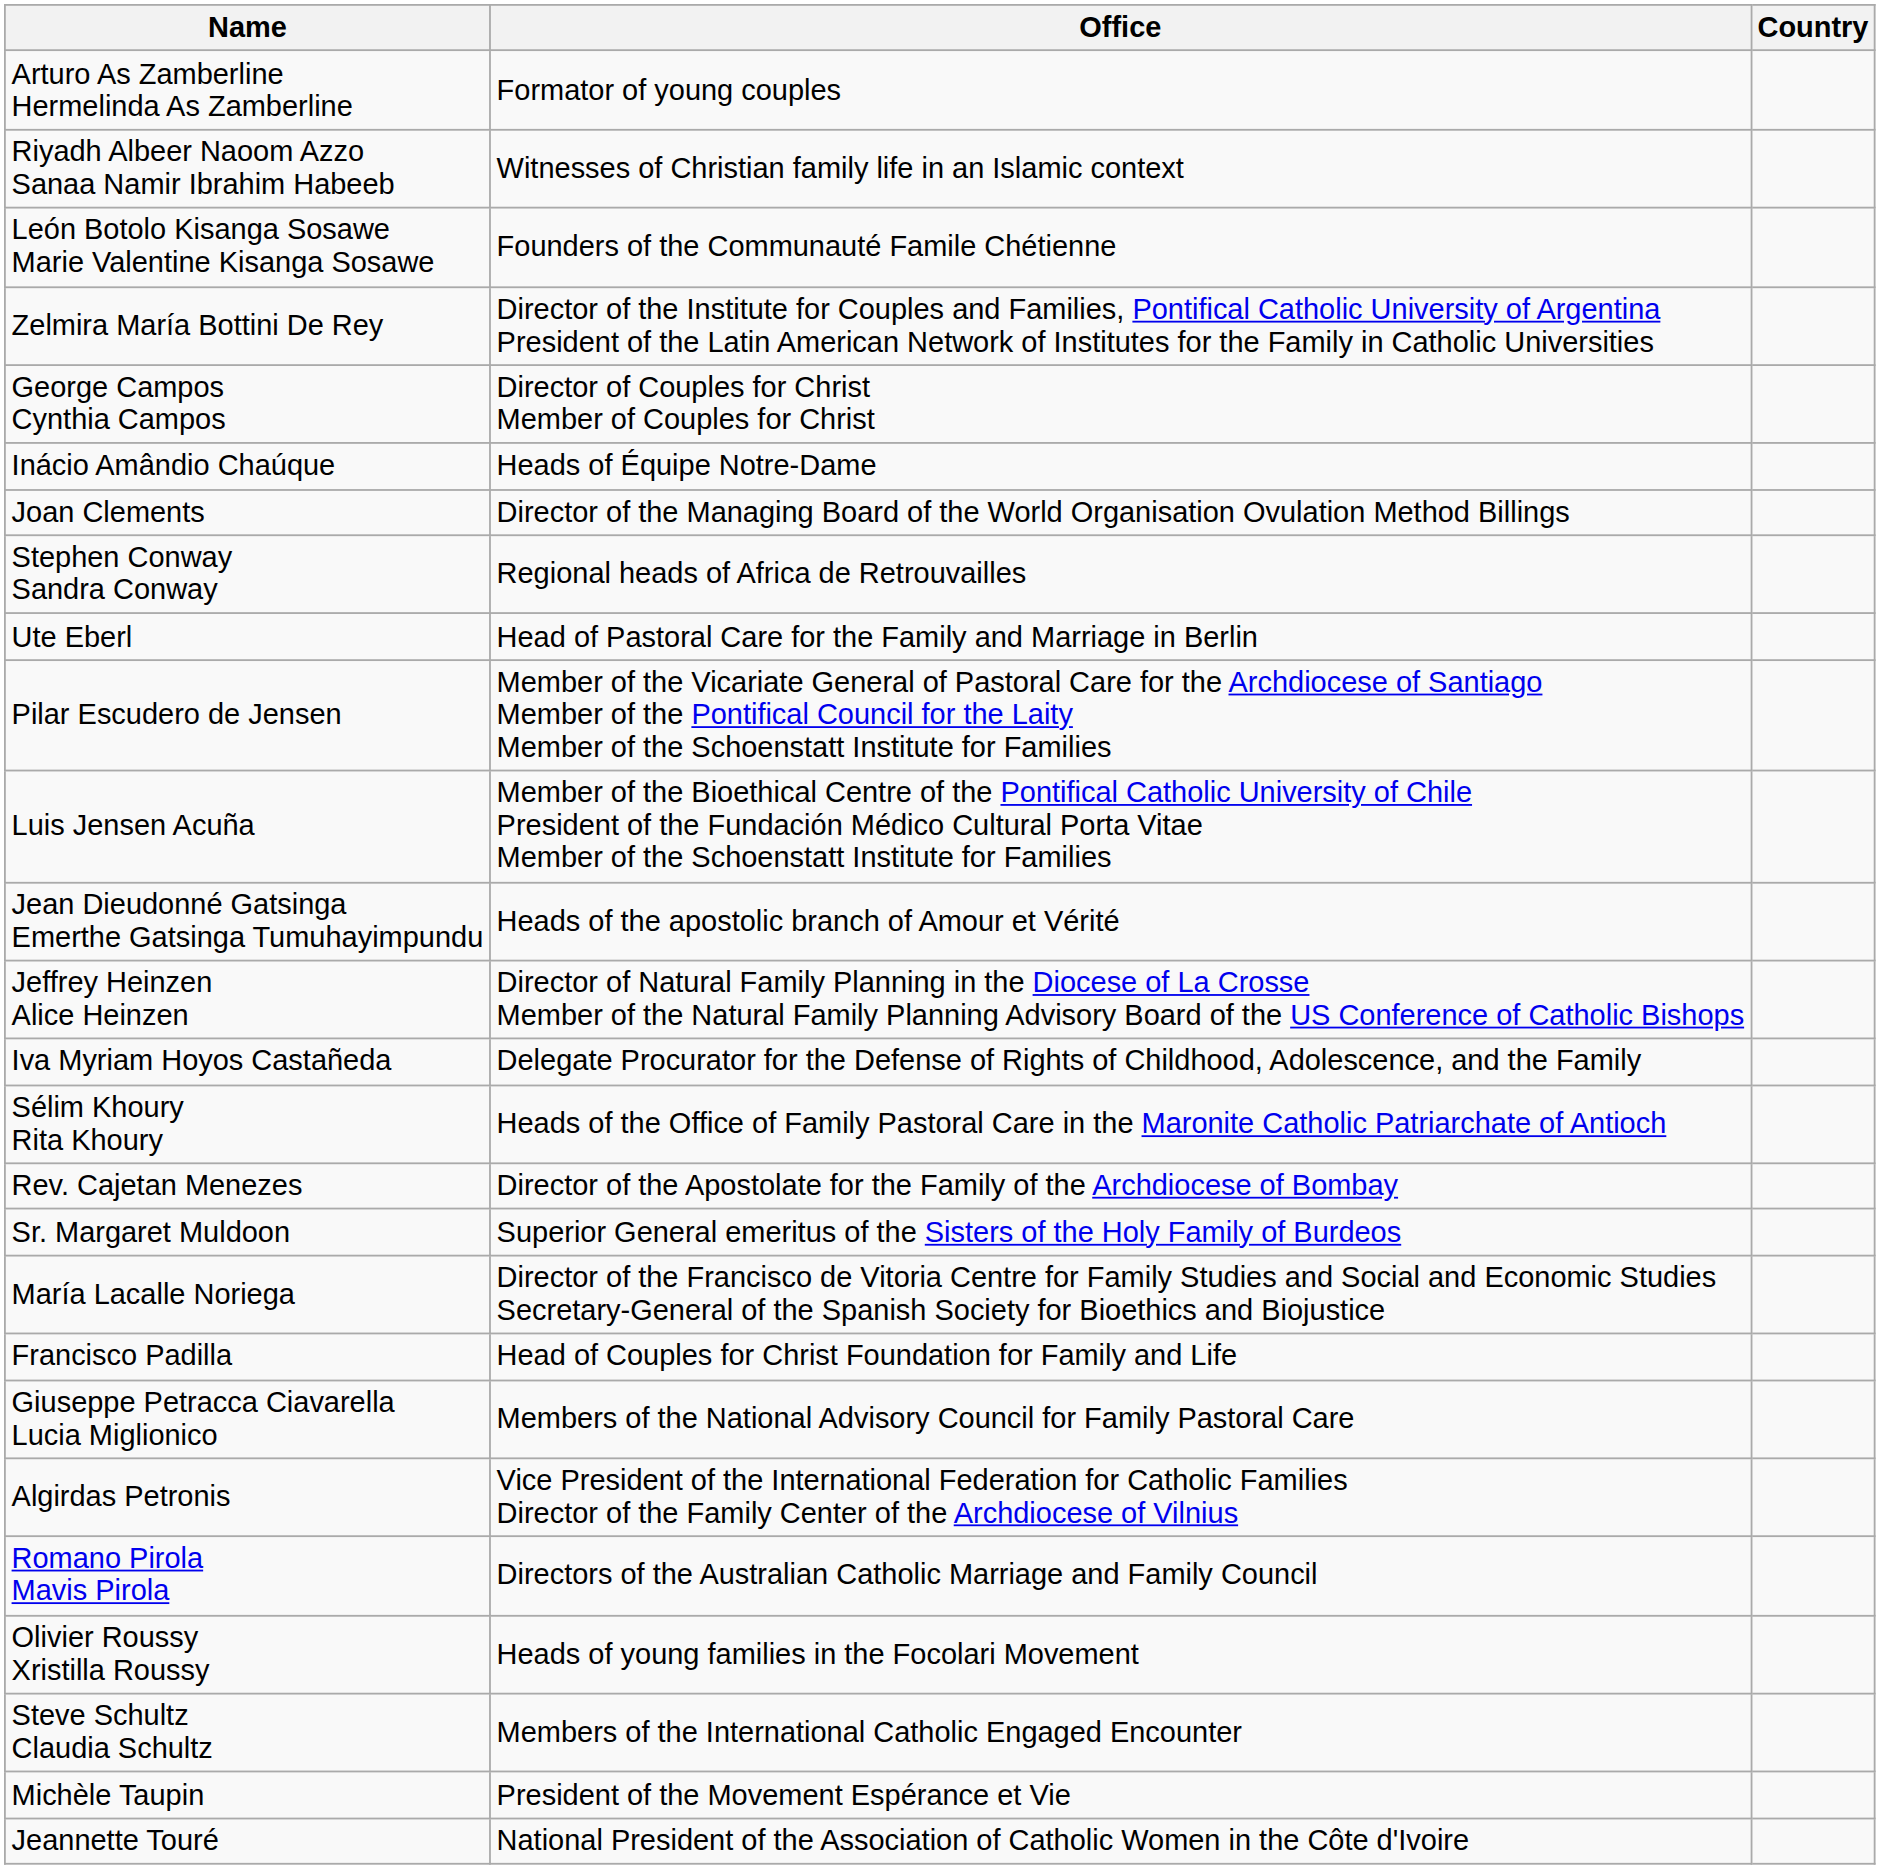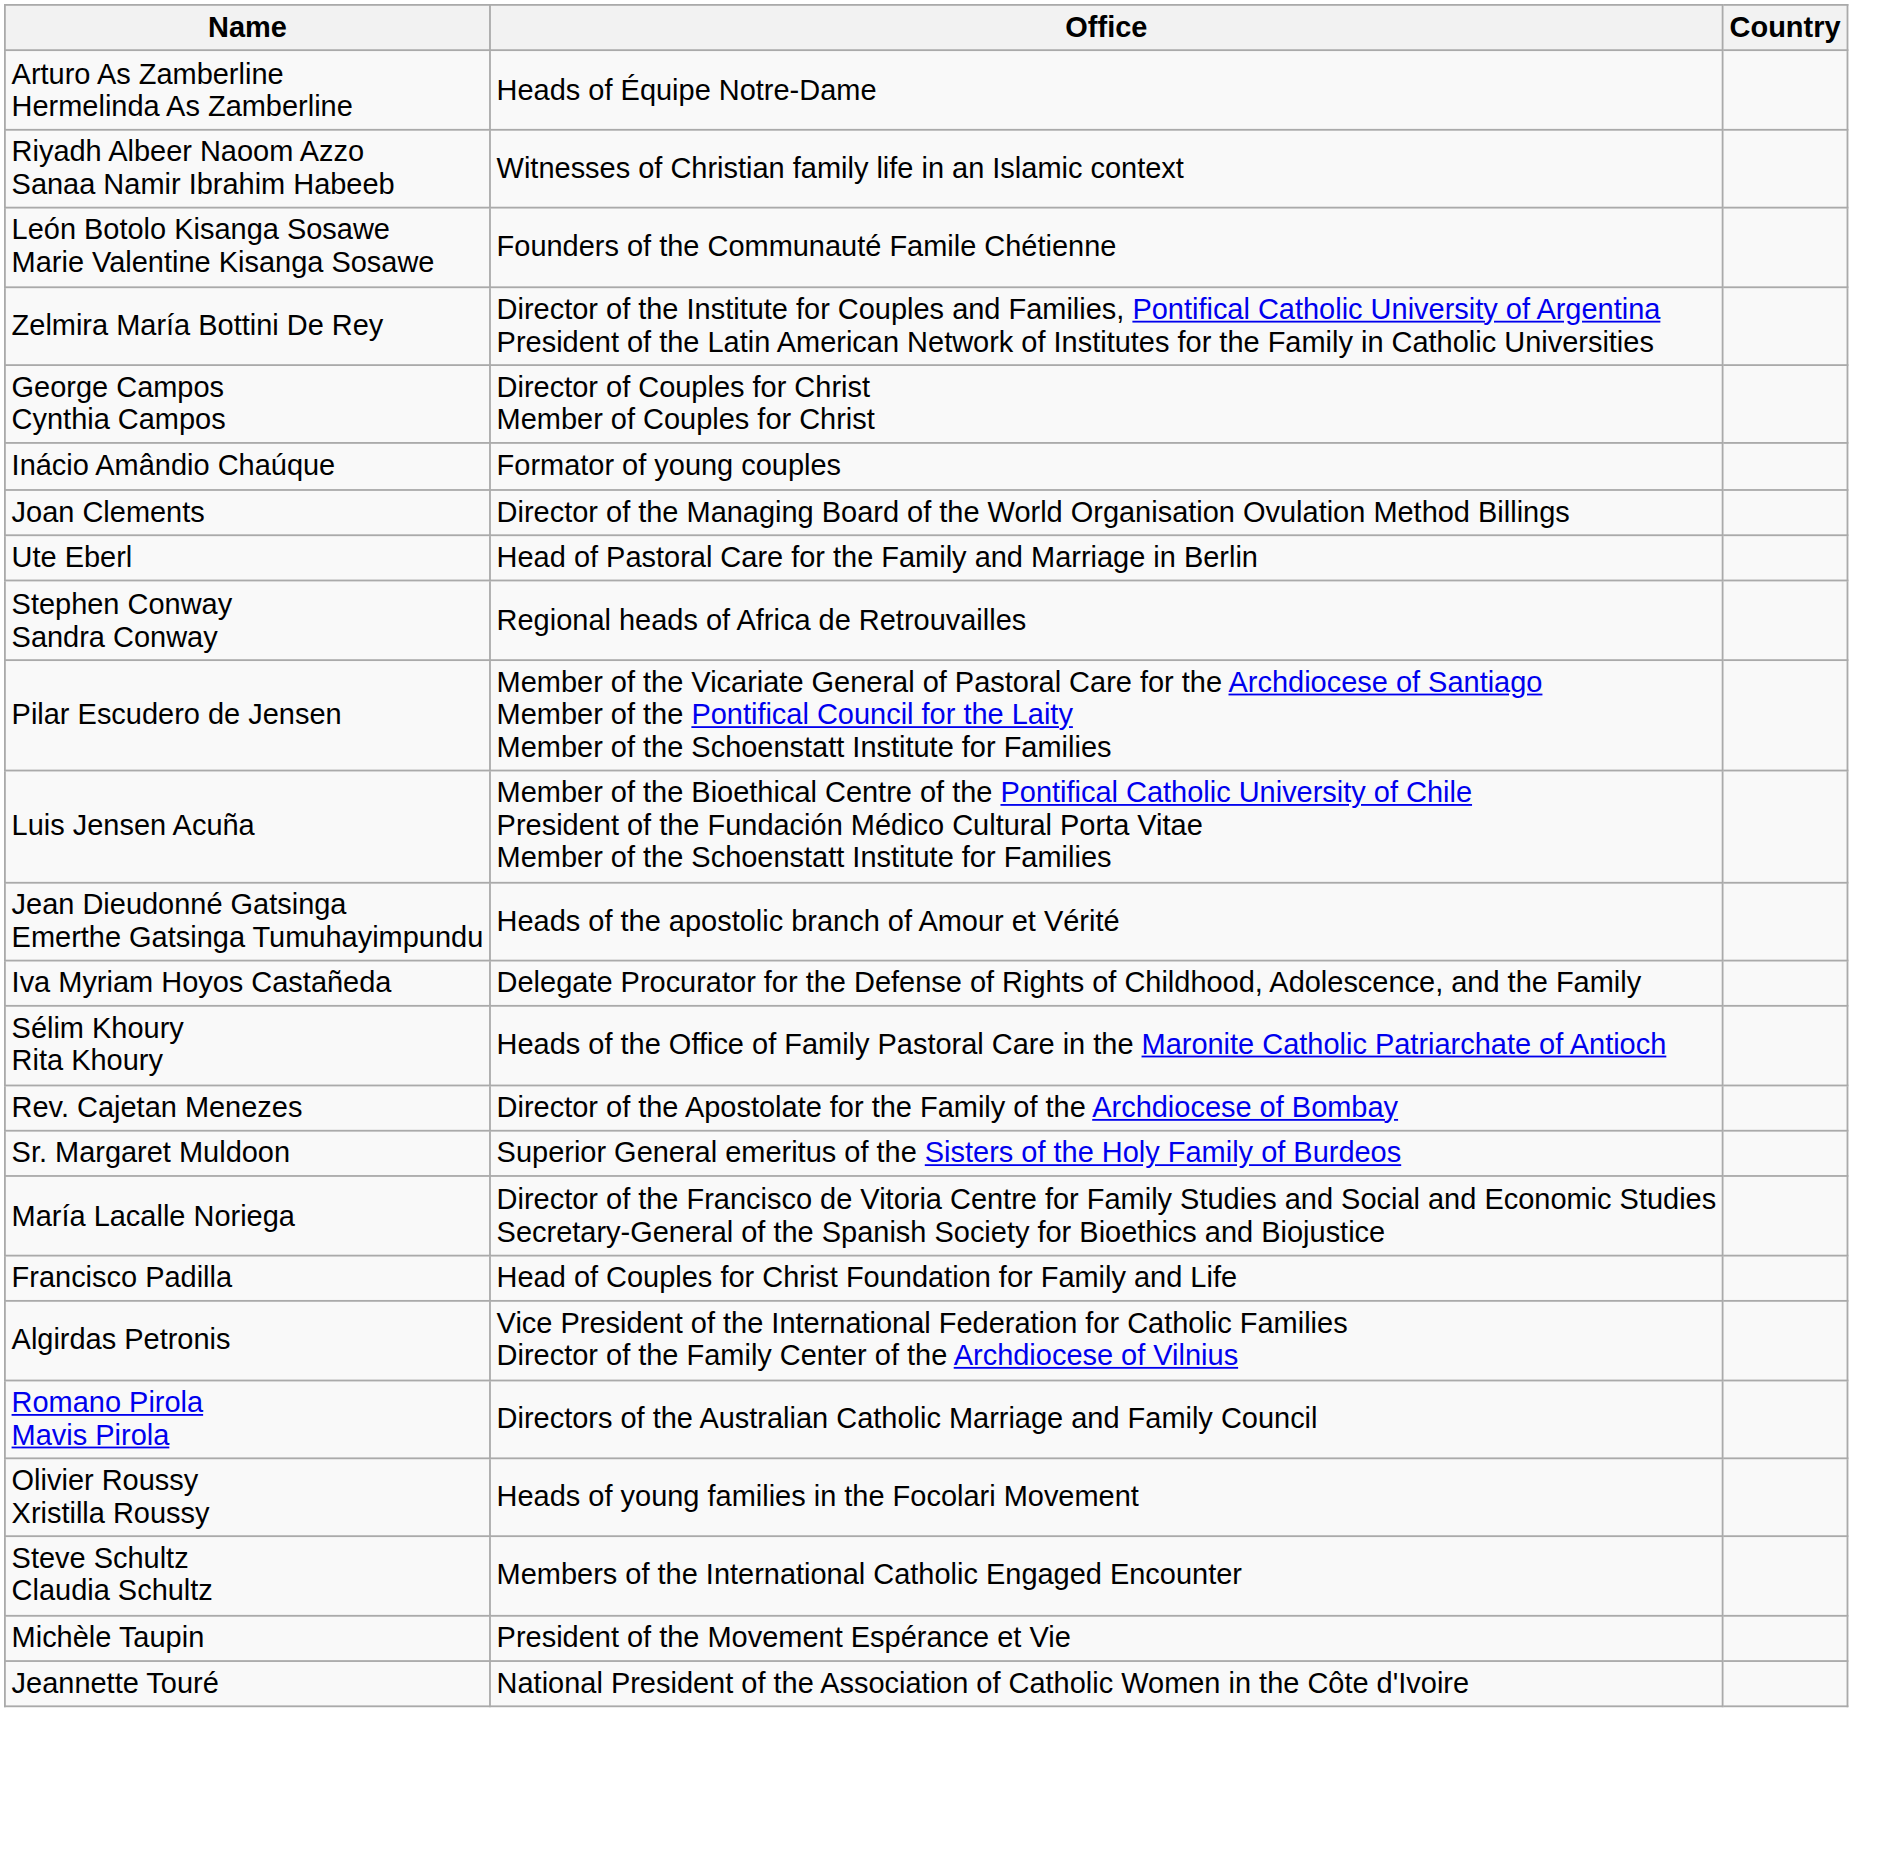(669, 89) Formator of young couples -> (687, 89) Heads of Équipe Notre-Dame
(687, 465) Heads of Équipe Notre-Dame -> (669, 465) Formator of young couples
rows swapped: (122, 574) <-> (72, 636)
- row: (112, 999)
- row: (203, 1418)
